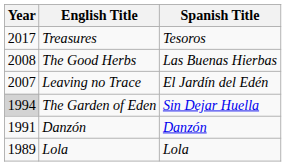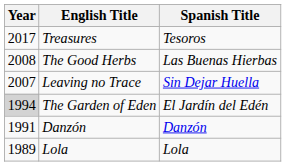(216, 82) El Jardín del Edén -> (211, 82) Sin Dejar Huella
(211, 104) Sin Dejar Huella -> (216, 104) El Jardín del Edén
